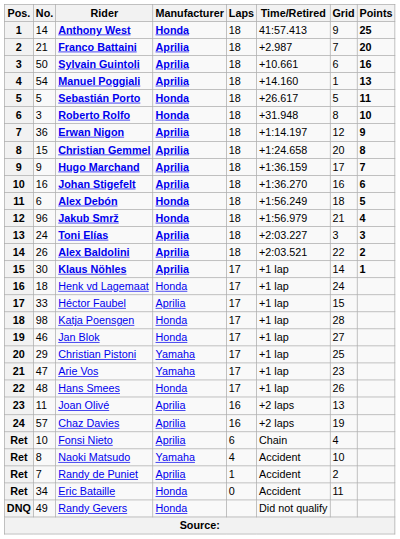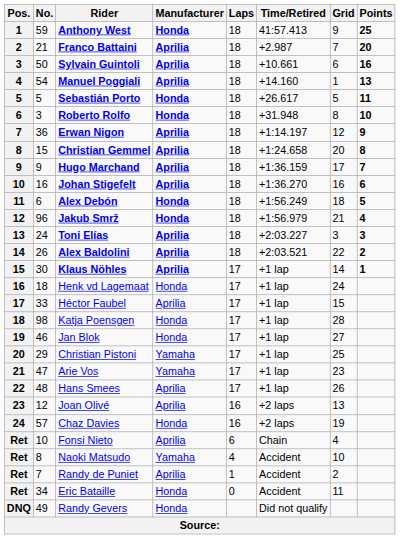(42, 30) 14 -> (42, 30) 59
(171, 389) Honda -> (171, 389) Aprilia
(41, 406) 11 -> (42, 406) 12
(171, 423) Aprilia -> (171, 423) Honda
